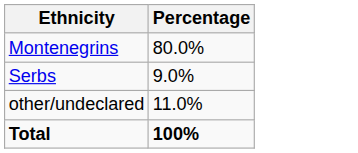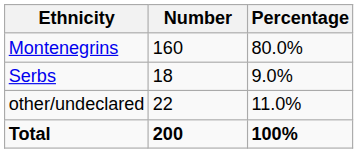+ column: (198, 18)
